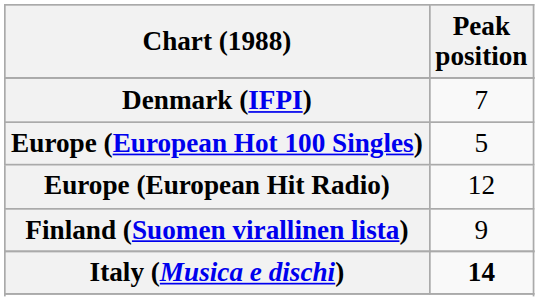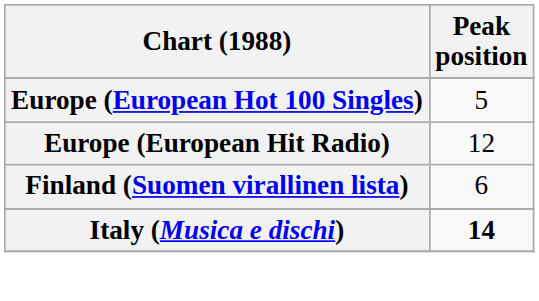- row: (217, 99)
(481, 229) 9 -> (481, 186) 6
